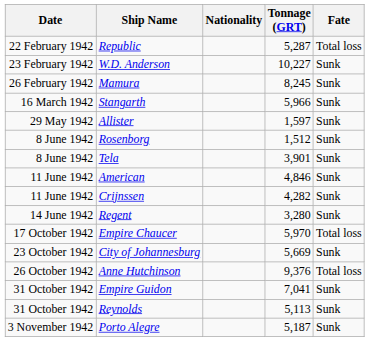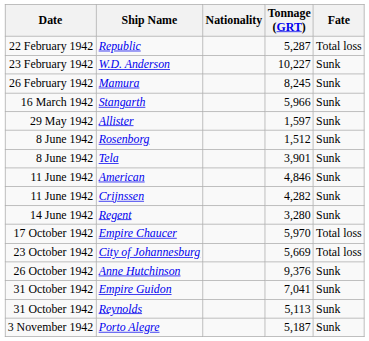(328, 252) Sunk -> (339, 252) Total loss
(339, 271) Total loss -> (328, 271) Sunk
